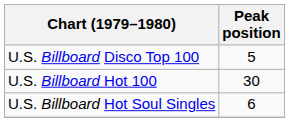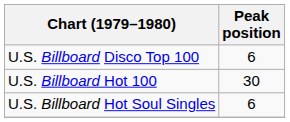(251, 57) 5 -> (251, 57) 6
